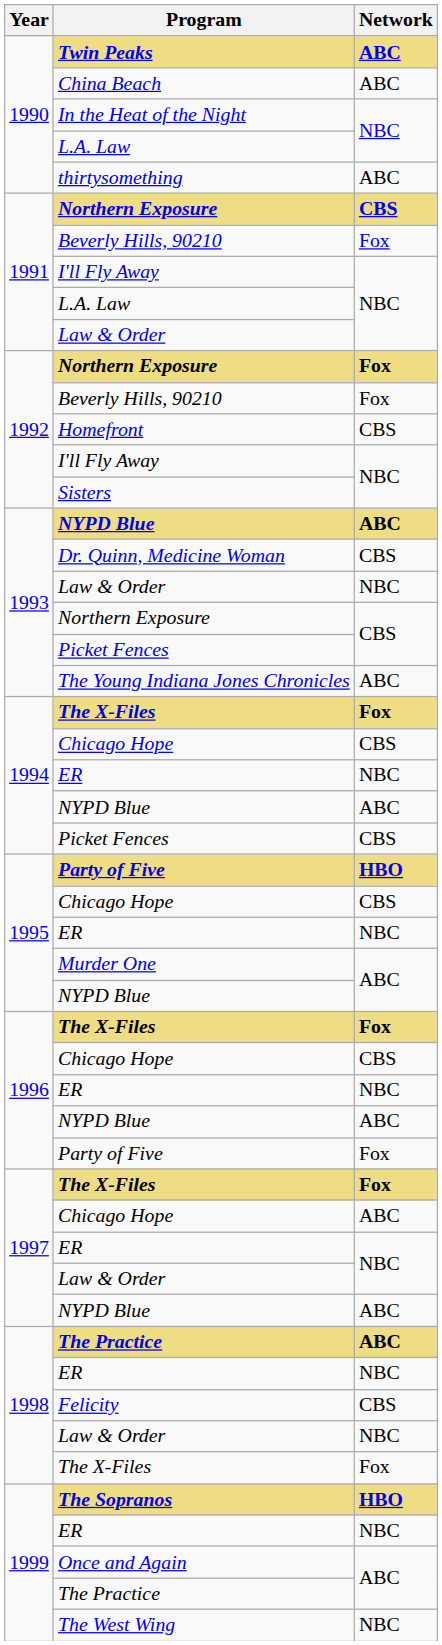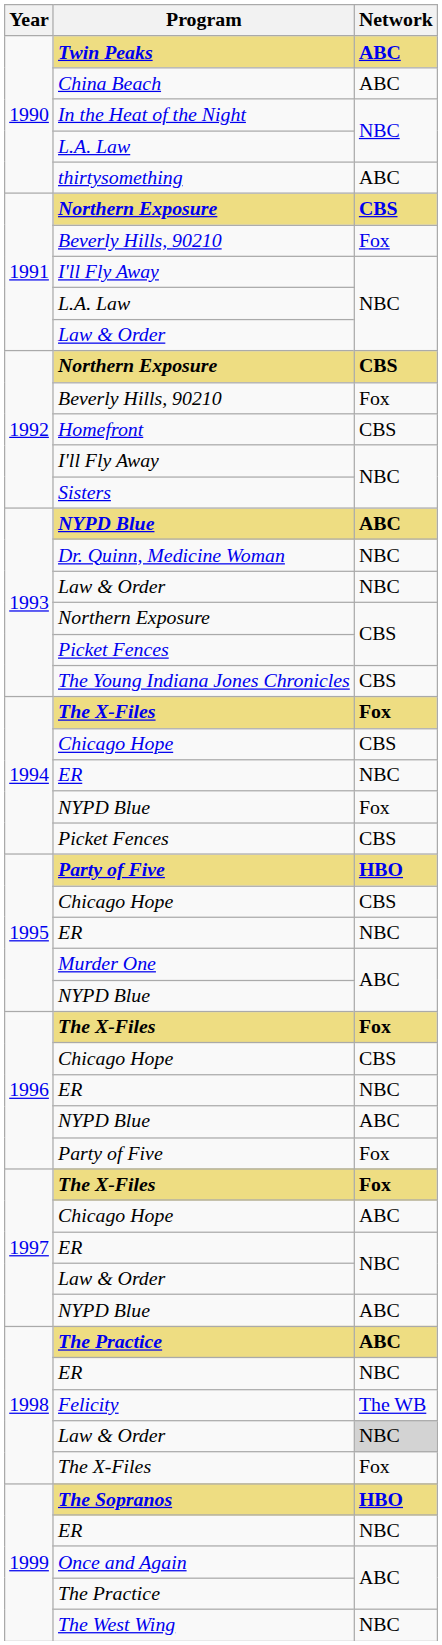(375, 366) Fox -> (378, 366) CBS
(378, 555) CBS -> (379, 555) NBC
(379, 680) ABC -> (378, 680) CBS
(379, 806) ABC -> (374, 806) Fox
(378, 1404) CBS -> (393, 1404) The WB
(379, 1436) no background -> (379, 1436) lightgrey background
